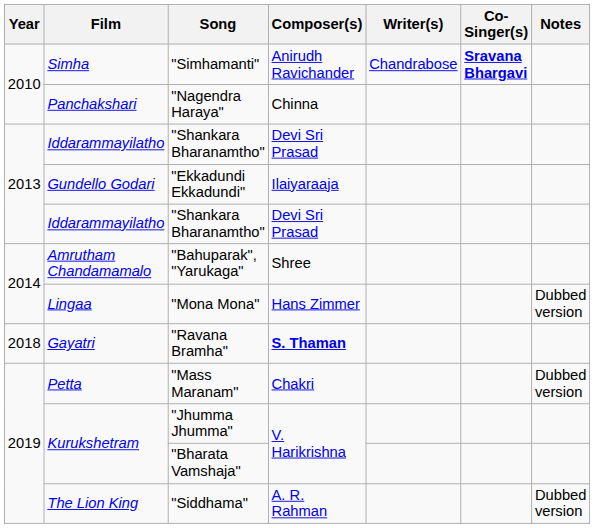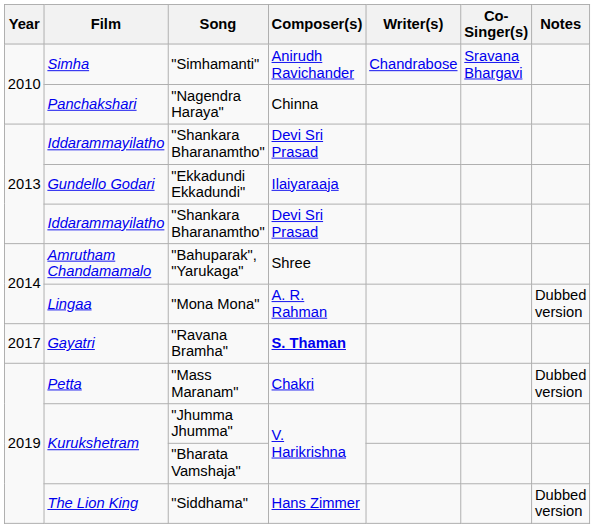(496, 64) bold -> (493, 64) normal
(316, 303) Hans Zimmer -> (299, 303) A. R. Rahman
(24, 343) 2018 -> (24, 343) 2017
(299, 503) A. R. Rahman -> (316, 503) Hans Zimmer
